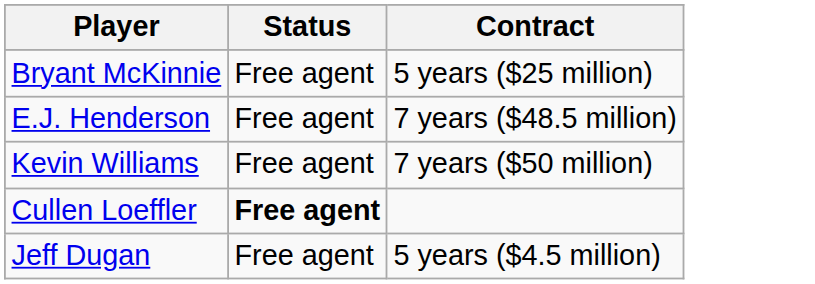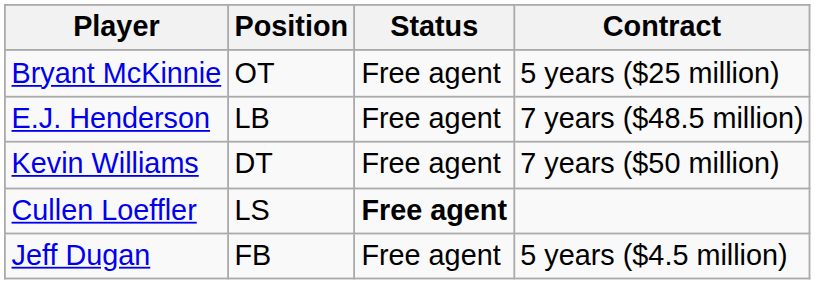+ column: (291, 27)
